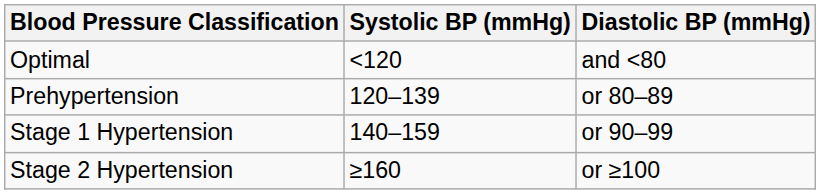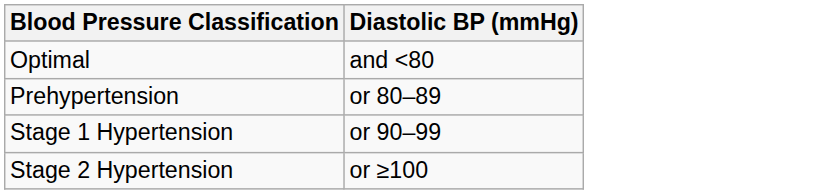- column: (460, 22)
